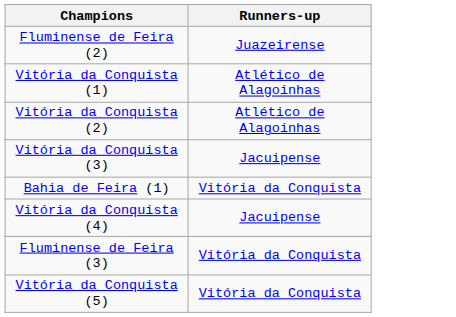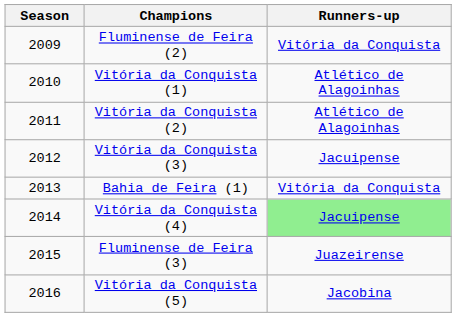+ column: (45, 16)
(280, 45) Juazeirense -> (359, 45) Vitória da Conquista
(280, 218) no background -> (359, 218) lightgreen background
(280, 256) Vitória da Conquista -> (359, 256) Juazeirense
(280, 293) Vitória da Conquista -> (359, 293) Jacobina
